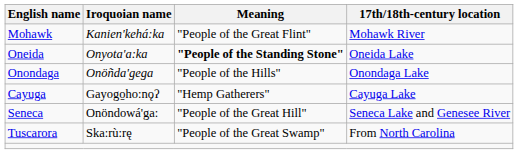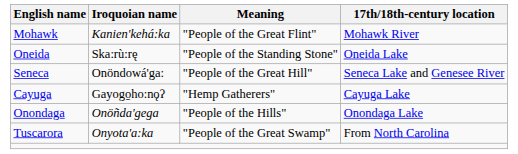(117, 53) Onyota'a:ka -> (115, 53) Ska:rù:rę
(260, 53) bold -> (260, 53) normal
rows swapped: (33, 73) <-> (25, 113)
(109, 133) Ska:rù:rę -> (122, 133) Onyota'a:ka
